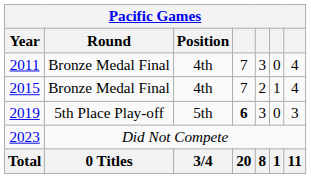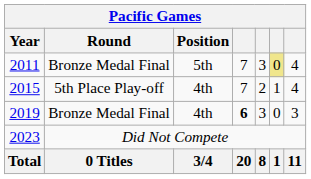(203, 64) 4th -> (203, 64) 5th
(277, 64) no background -> (277, 64) khaki background
(109, 88) Bronze Medal Final -> (109, 88) 5th Place Play-off
(109, 112) 5th Place Play-off -> (109, 112) Bronze Medal Final
(203, 112) 5th -> (203, 112) 4th
